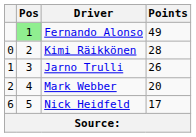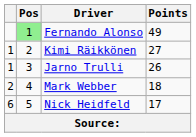(10, 50) 0 -> (10, 50) 1
(155, 50) 28 -> (155, 50) 27
(155, 87) 20 -> (155, 87) 18
